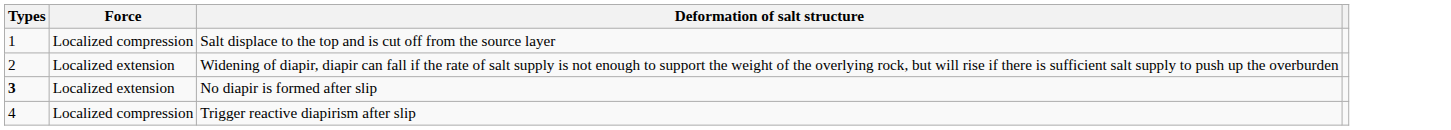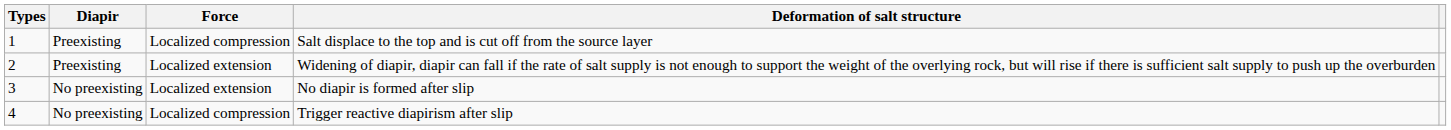+ column: (98, 16)
(12, 88) bold -> (12, 88) normal
